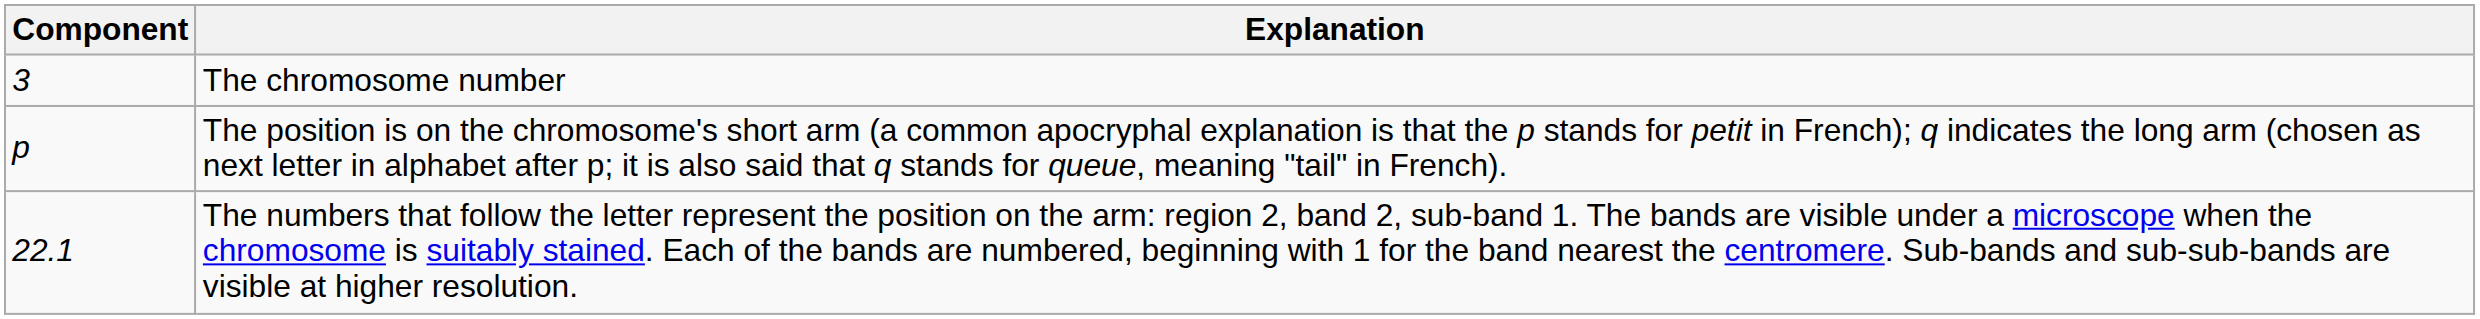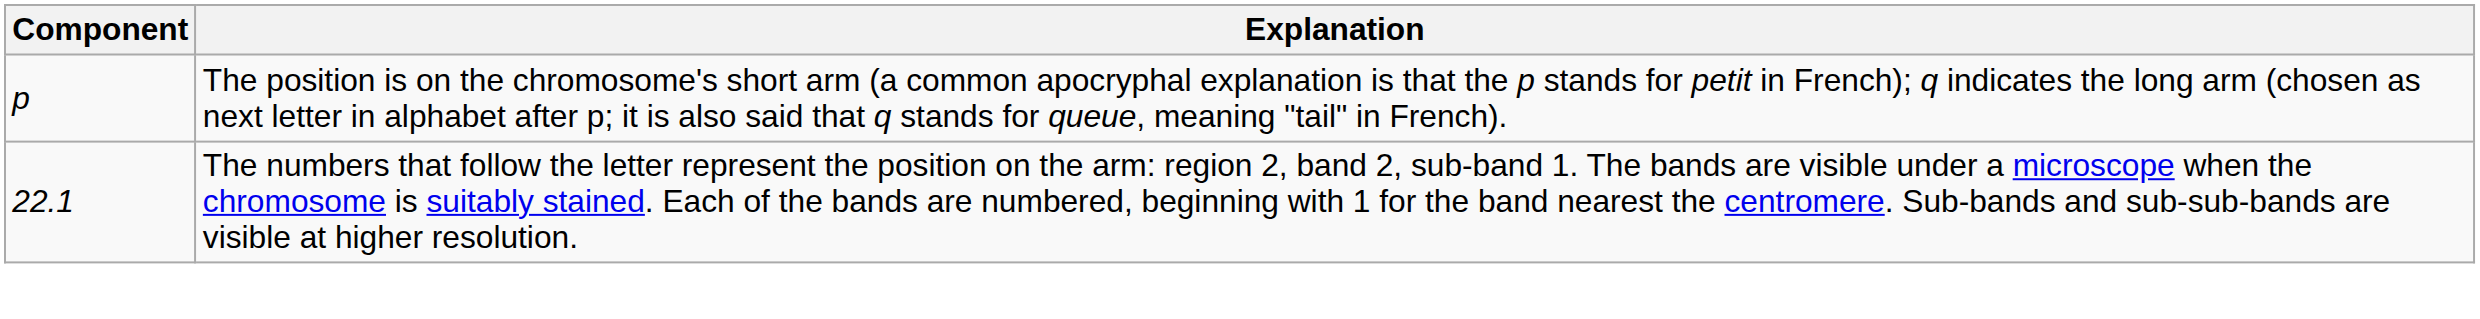- row: (384, 79)
